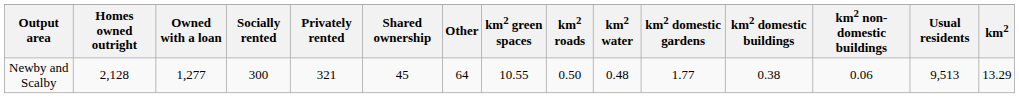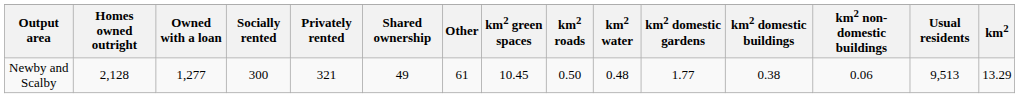(402, 75) 45 -> (402, 75) 49
(462, 75) 64 -> (462, 75) 61
(514, 75) 10.55 -> (514, 75) 10.45
